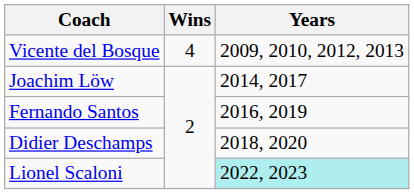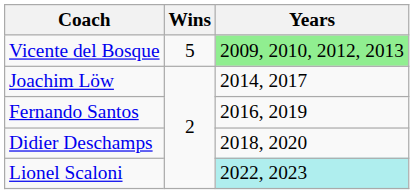(190, 50) 4 -> (190, 50) 5
(312, 50) no background -> (312, 50) lightgreen background
